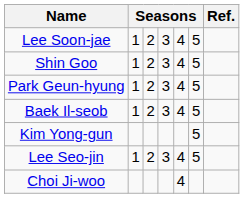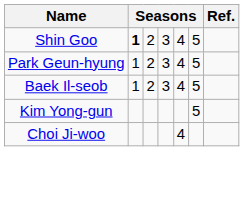- row: (66, 39)
(136, 63) normal -> (136, 39) bold
- row: (66, 157)
